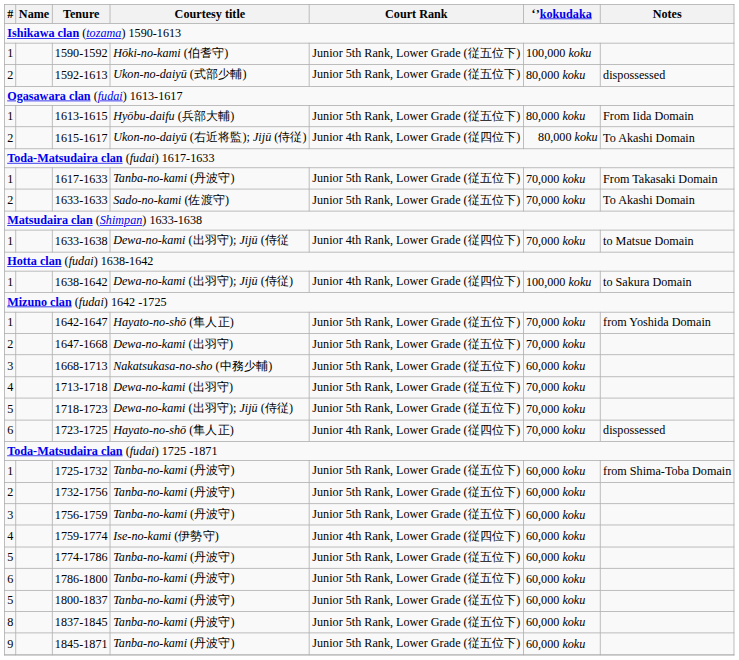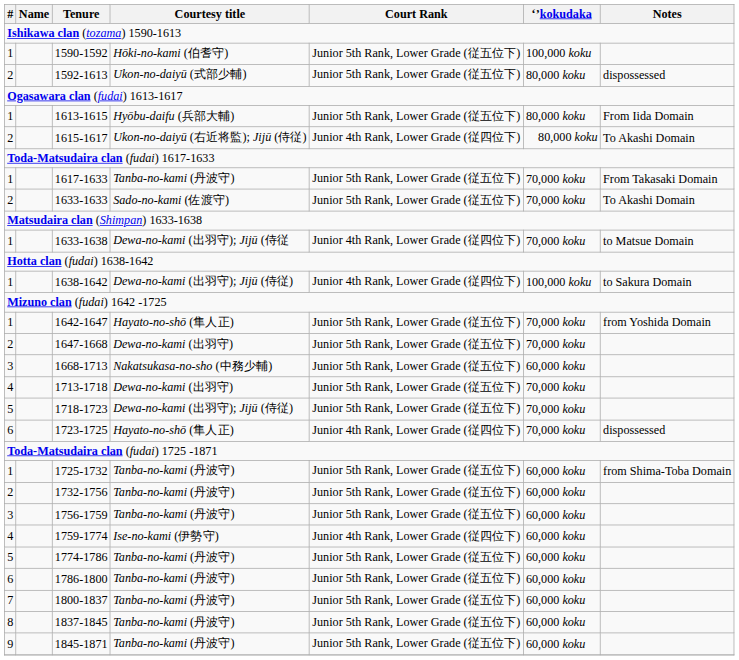(10, 600) 5 -> (10, 600) 7
